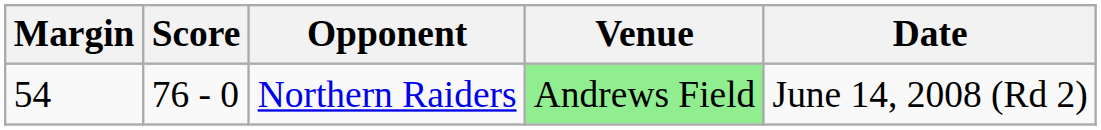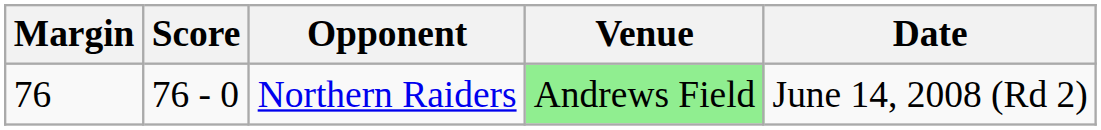(33, 93) 54 -> (33, 93) 76
